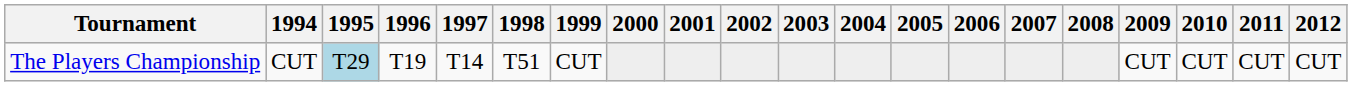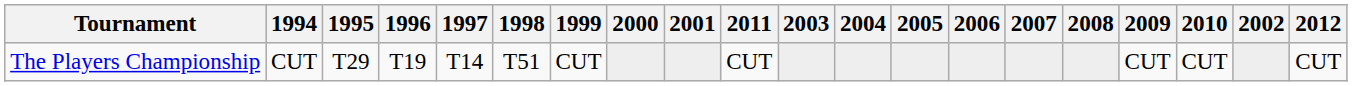columns swapped: (749, 23) <-> (1261, 23)
(351, 61) lightblue background -> (351, 61) no background
